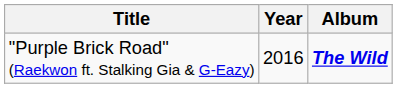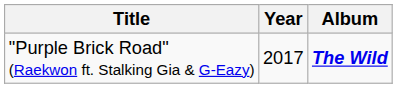(283, 58) 2016 -> (283, 58) 2017
